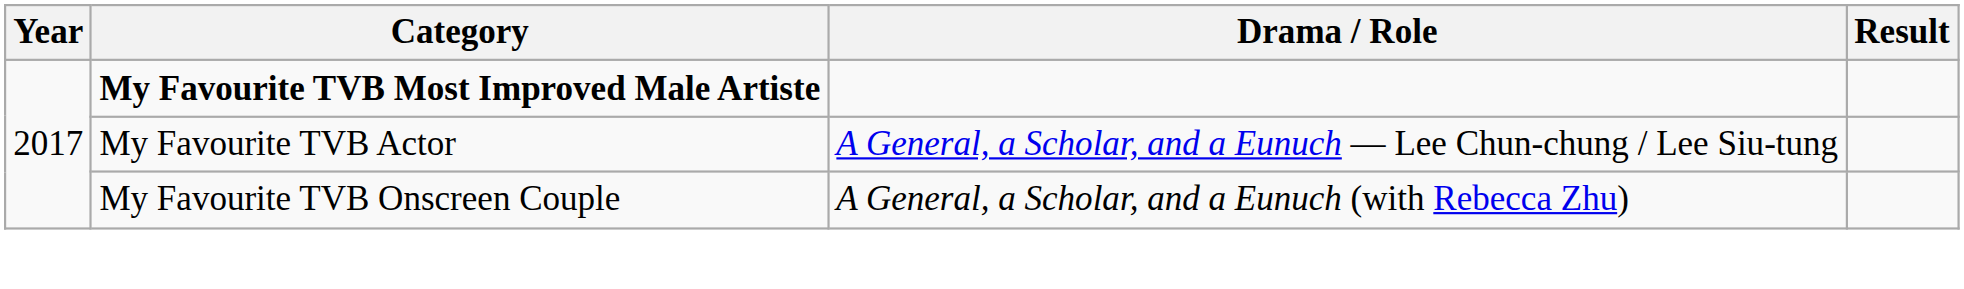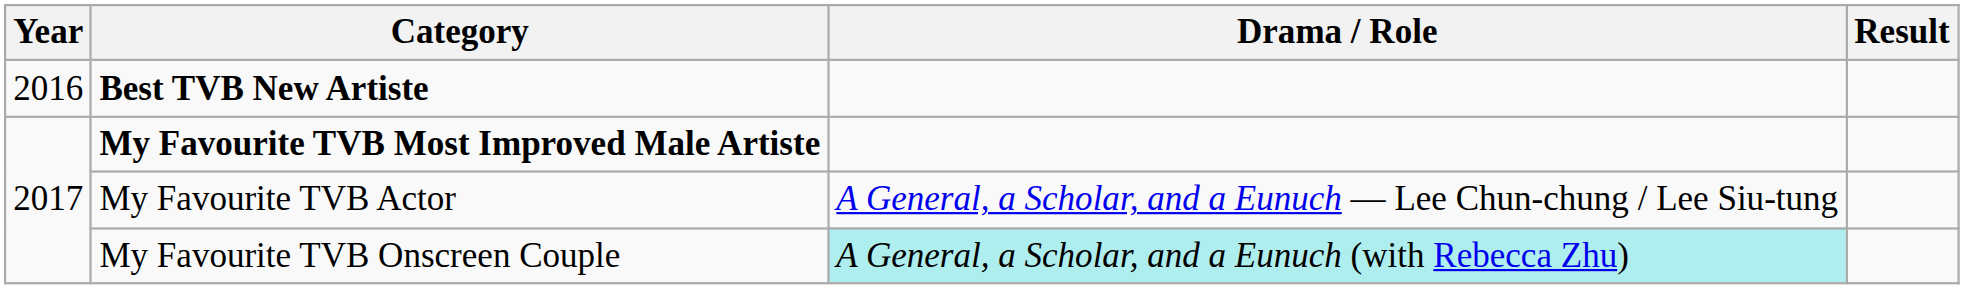+ row: (264, 87)
(1233, 198) no background -> (1233, 254) paleturquoise background
